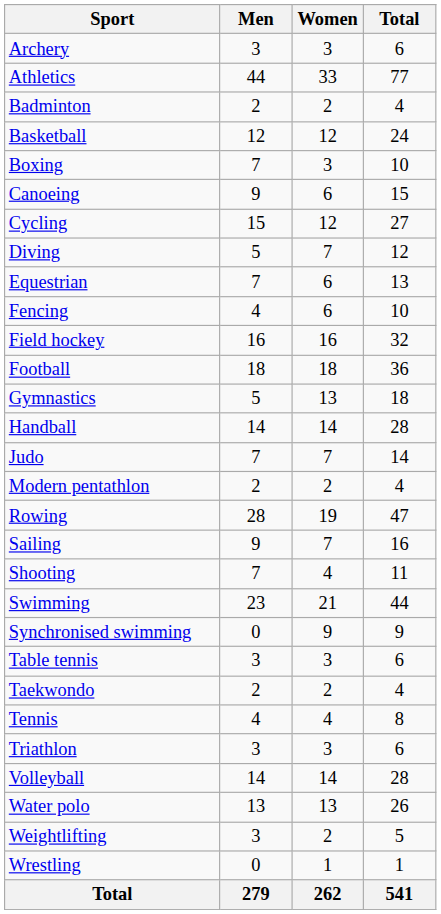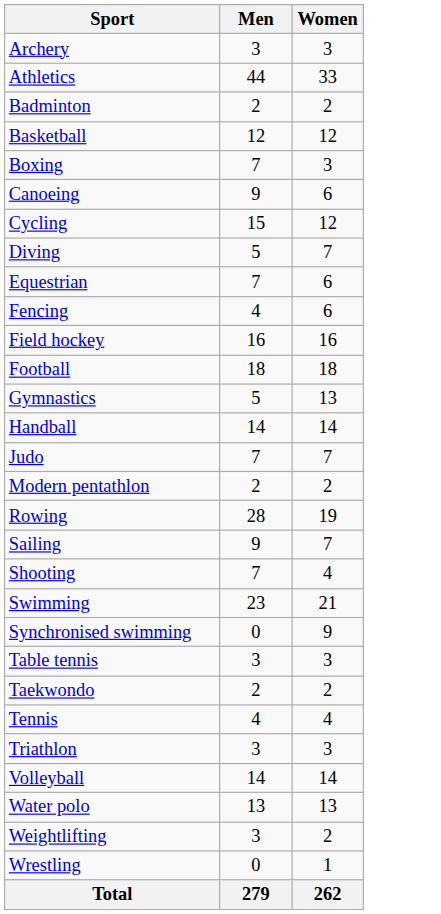- column: (399, 19)
